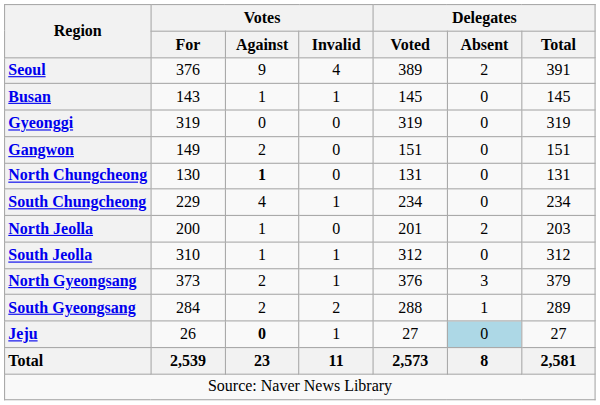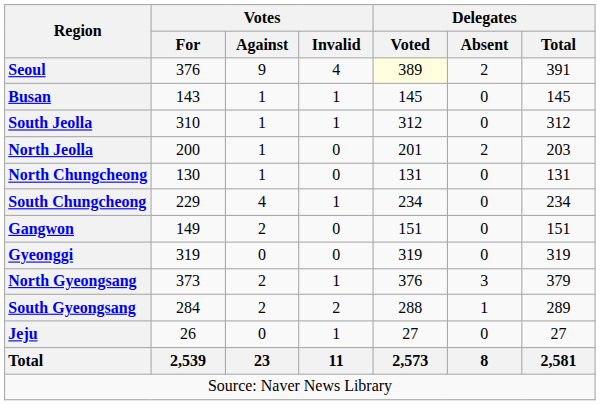(410, 70) no background -> (410, 70) lightyellow background
rows swapped: (41, 123) <-> (50, 255)
rows swapped: (41, 149) <-> (51, 228)
(262, 176) bold -> (262, 176) normal
(262, 334) bold -> (262, 334) normal
(484, 334) lightblue background -> (484, 334) no background
